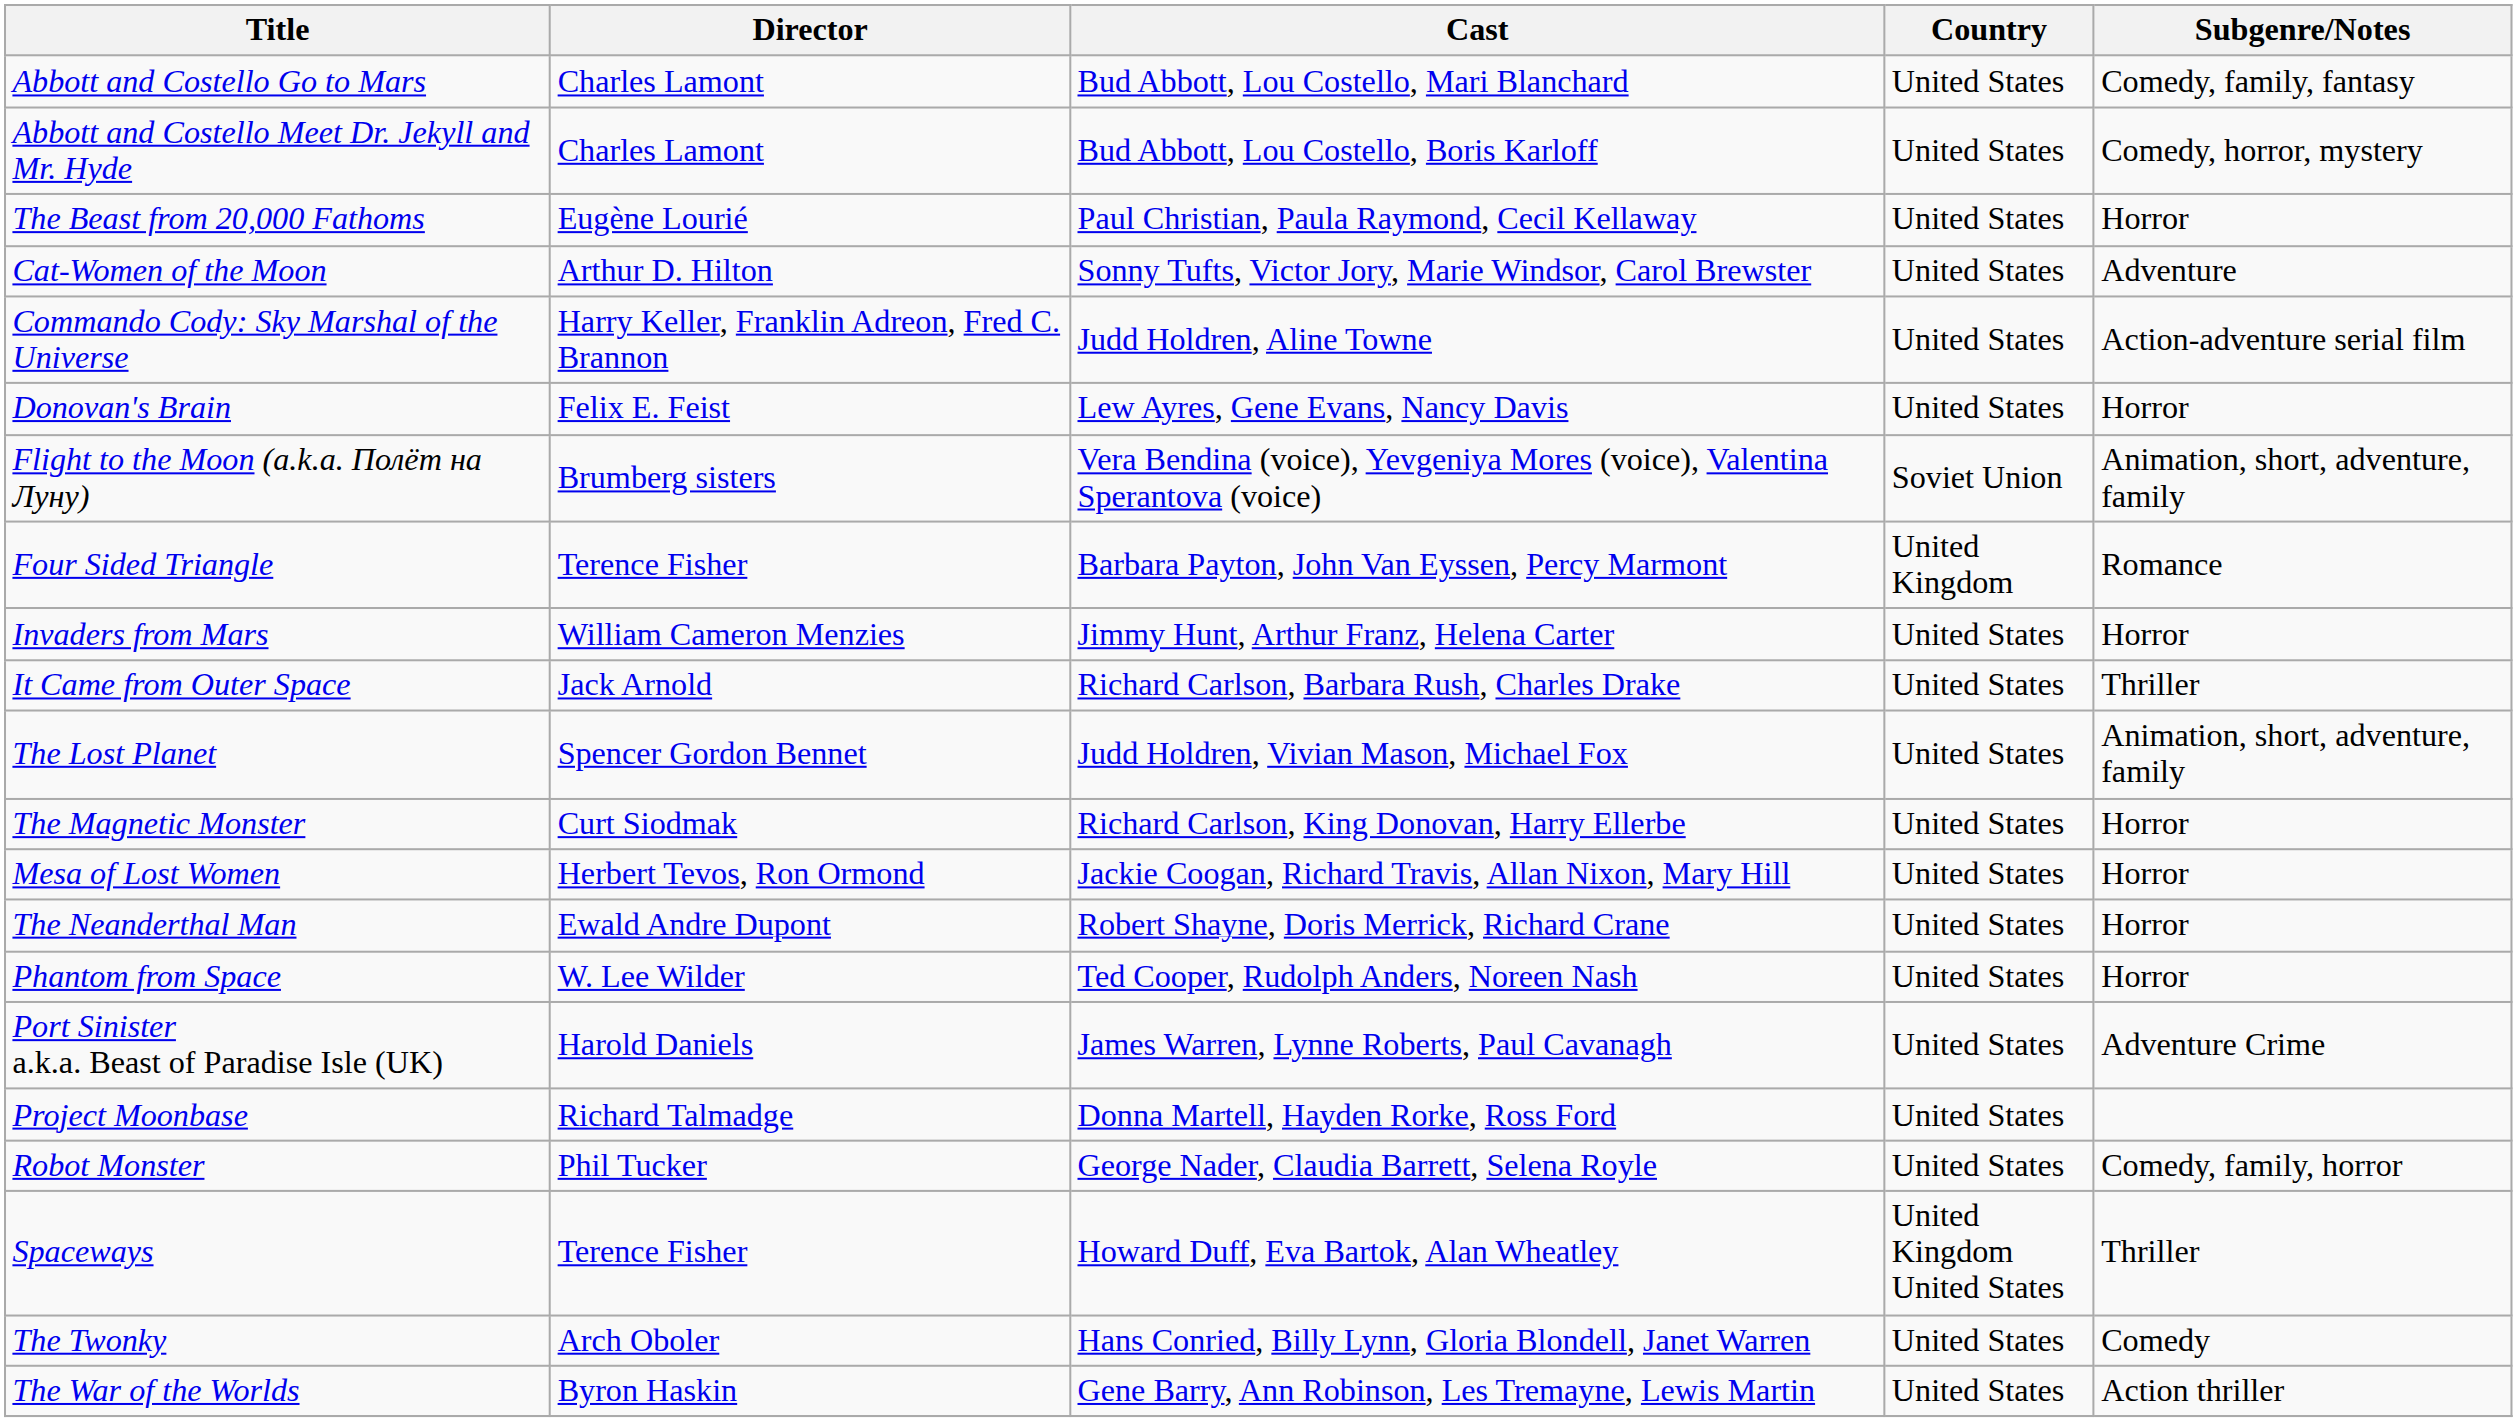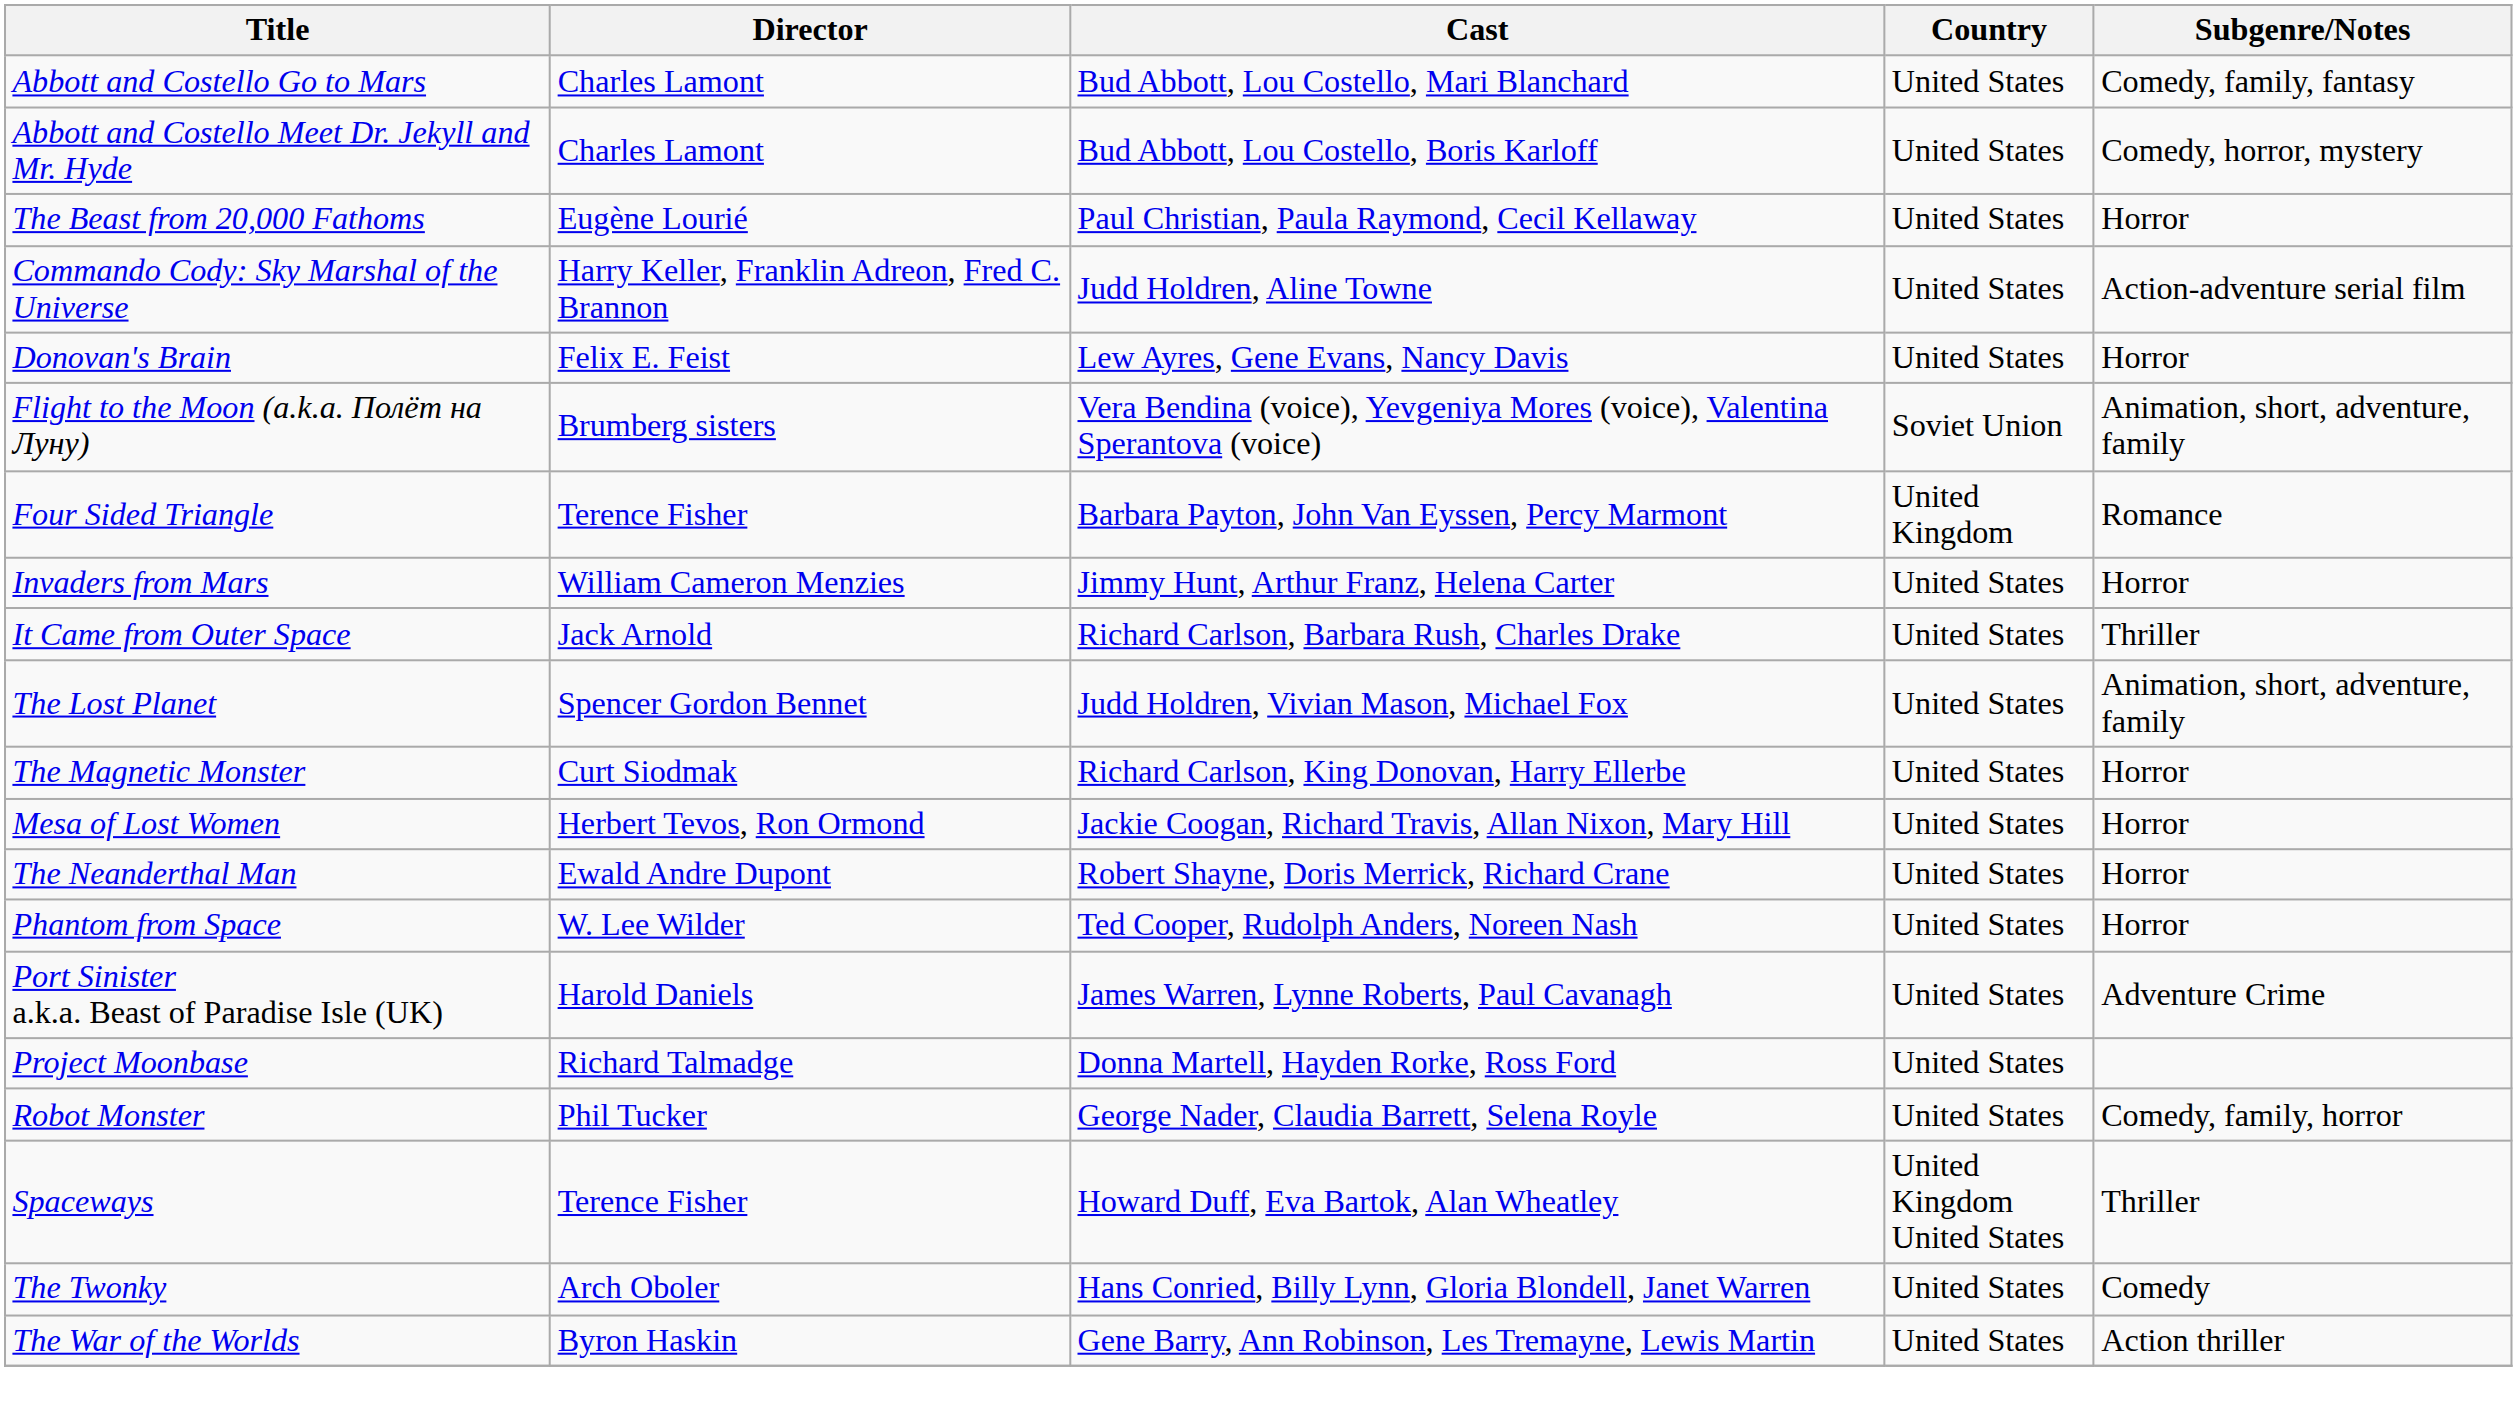- row: (169, 270)
